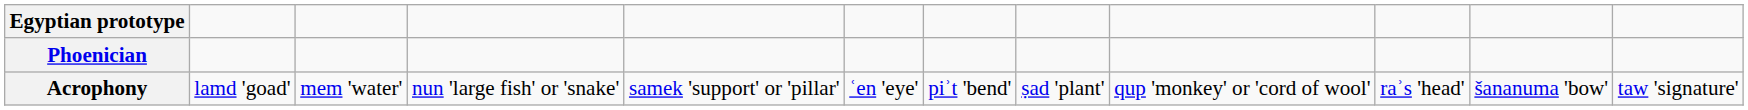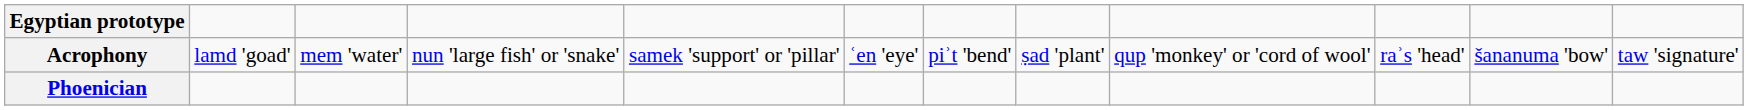rows swapped: (97, 54) <-> (97, 88)
